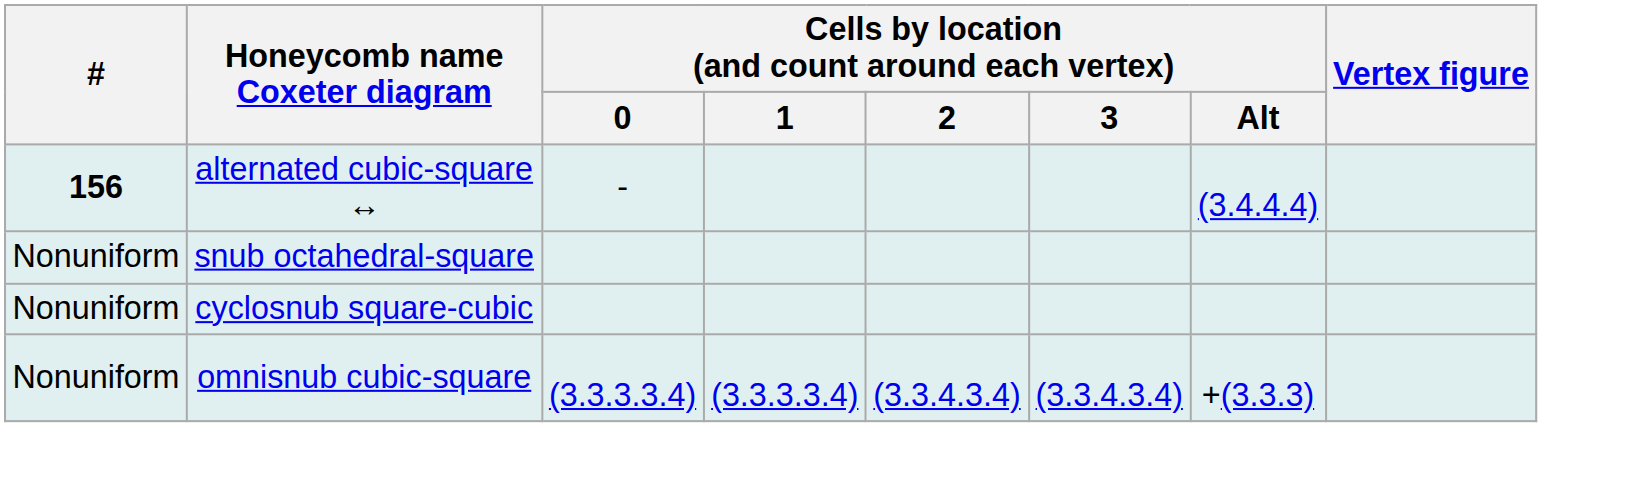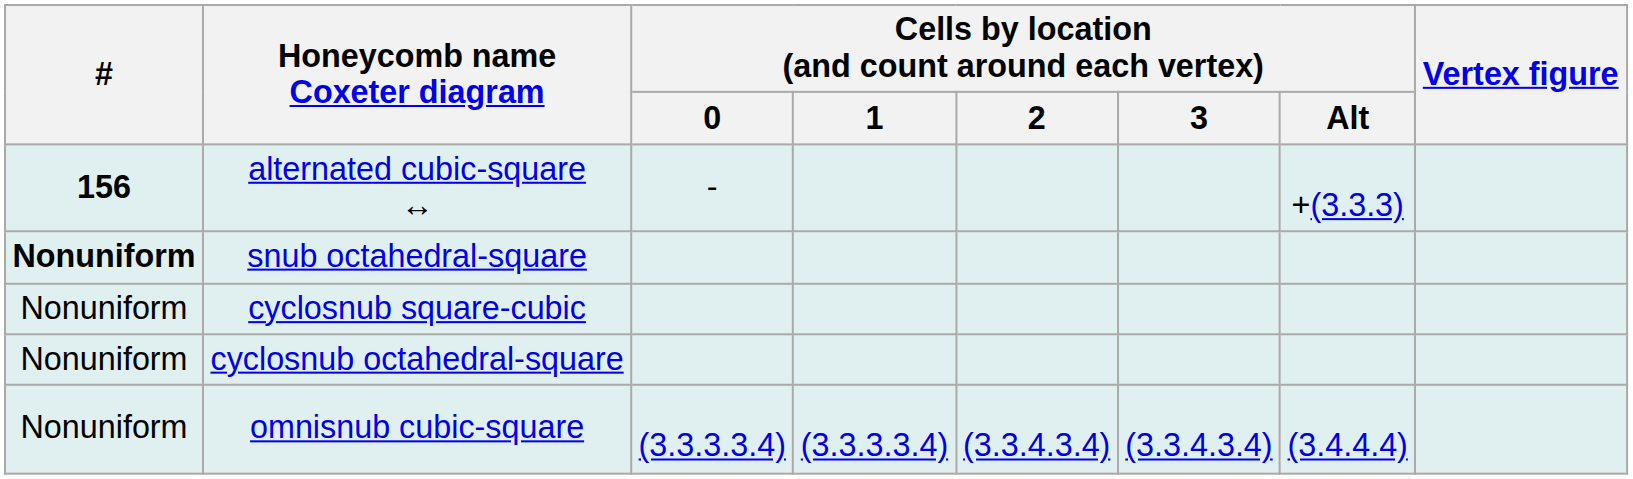(1258, 205) (3.4.4.4) -> (1348, 205) +(3.3.3)
(96, 256) normal -> (104, 256) bold
+ row: (417, 359)
(1258, 395) +(3.3.3) -> (1348, 446) (3.4.4.4)
